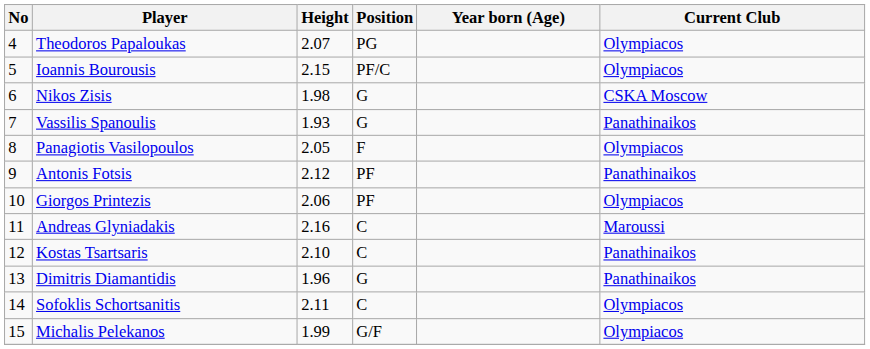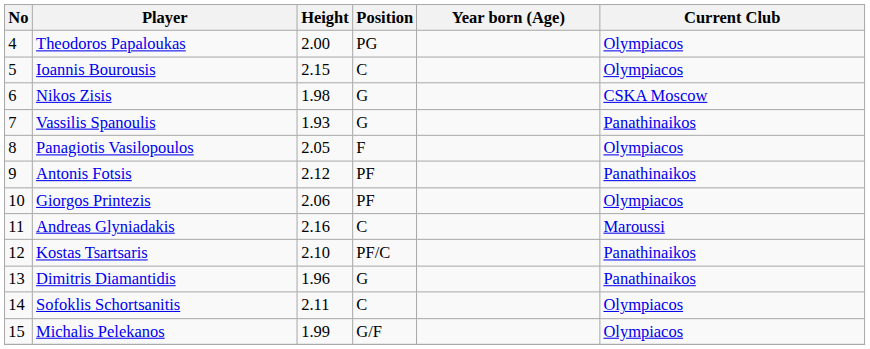(316, 43) 2.07 -> (316, 43) 2.00
(373, 69) PF/C -> (362, 69) C
(362, 252) C -> (373, 252) PF/C
